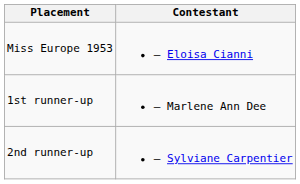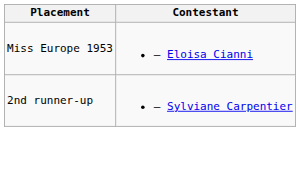- row: (50, 101)
